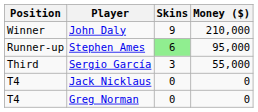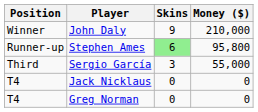(231, 47) 95,000 -> (231, 47) 95,800
